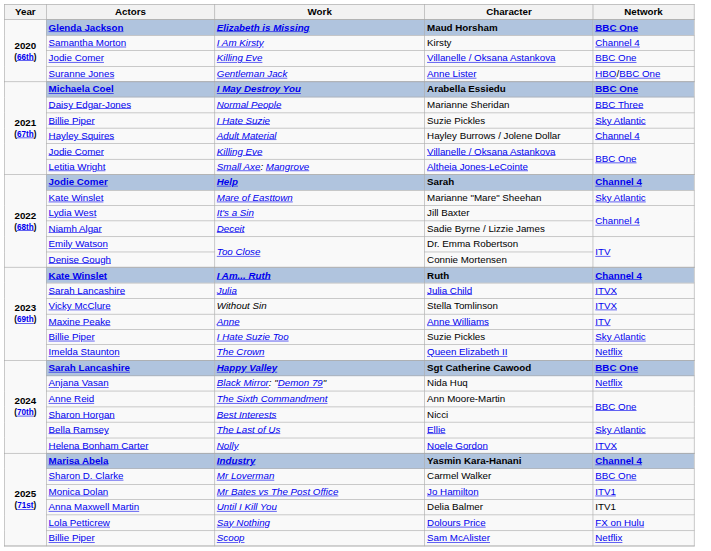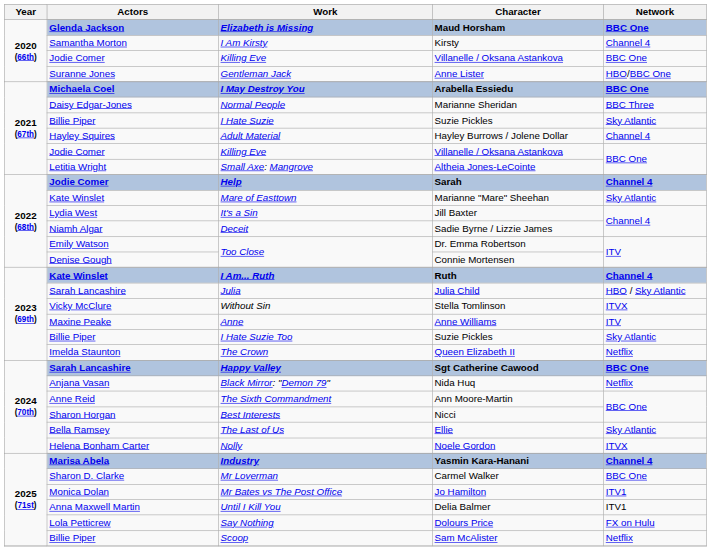(606, 290) ITVX -> (646, 290) HBO / Sky Atlantic
